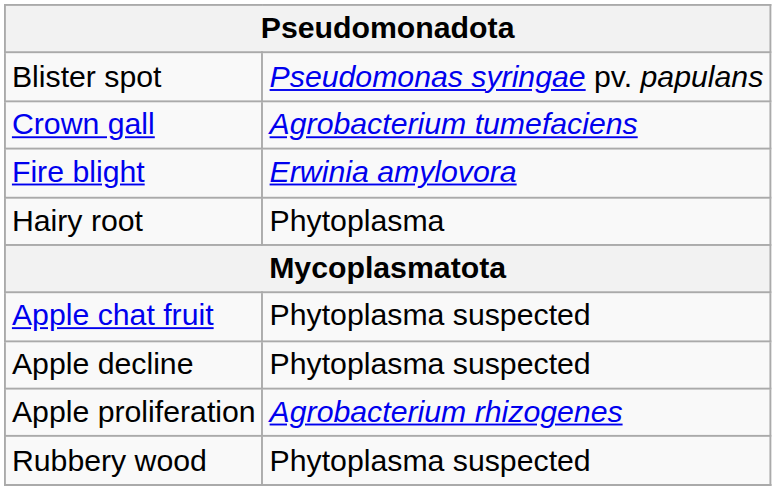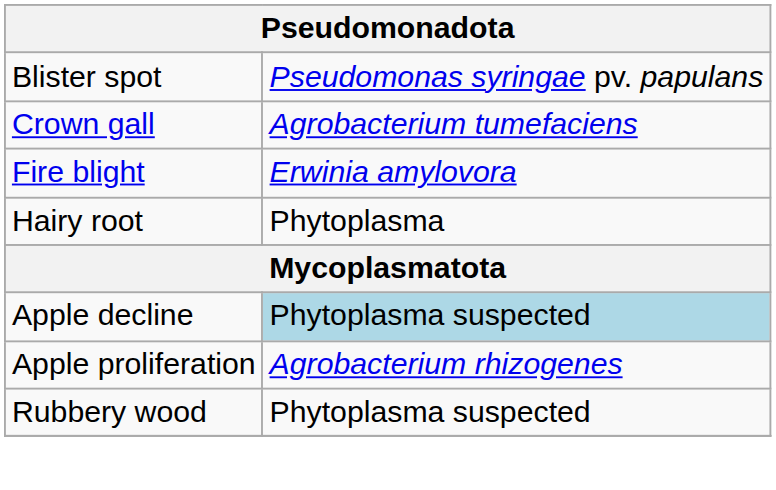- row: (113, 316)
(430, 364) no background -> (430, 316) lightblue background
